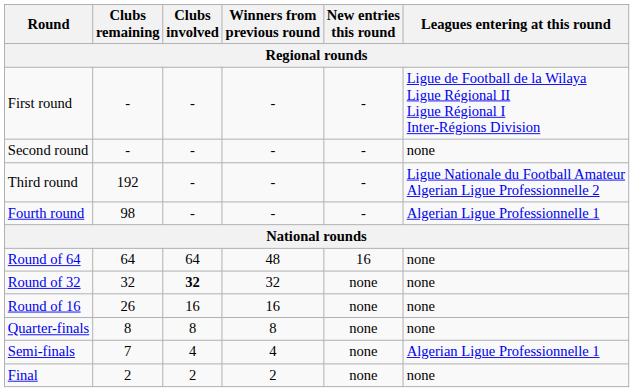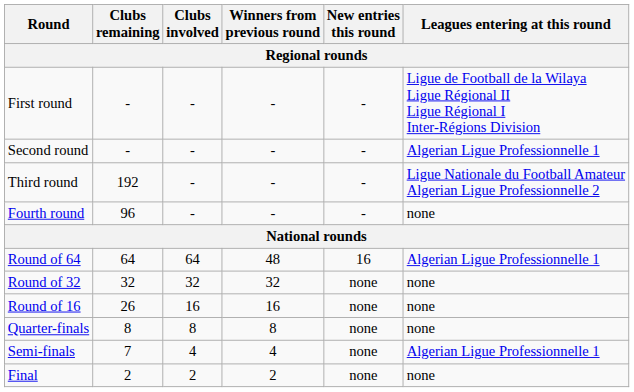(421, 150) none -> (503, 150) Algerian Ligue Professionnelle 1
(128, 213) 98 -> (128, 213) 96
(503, 213) Algerian Ligue Professionnelle 1 -> (421, 213) none
(421, 259) none -> (503, 259) Algerian Ligue Professionnelle 1
(193, 282) bold -> (193, 282) normal
